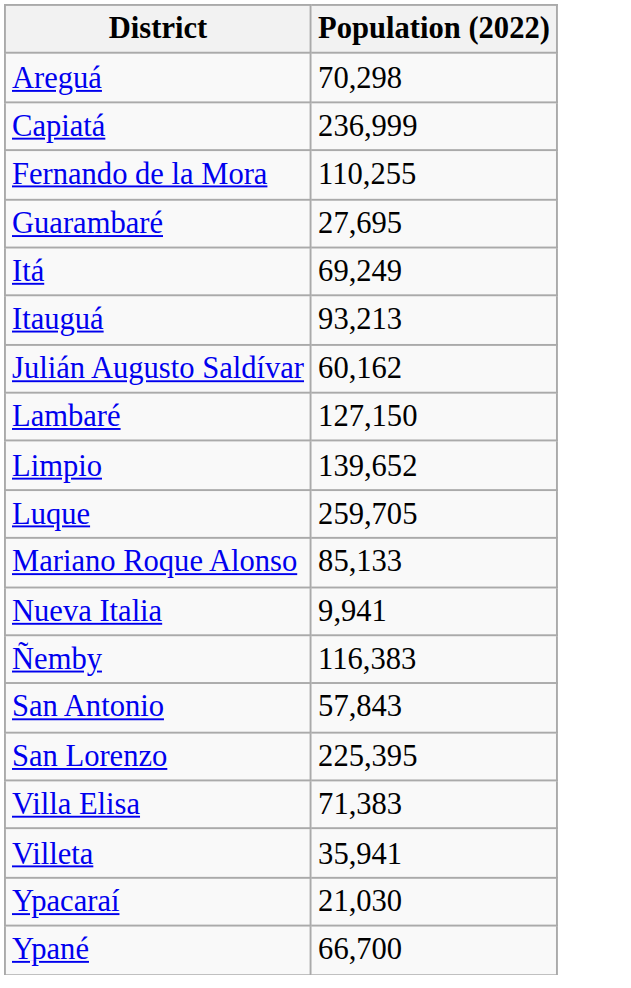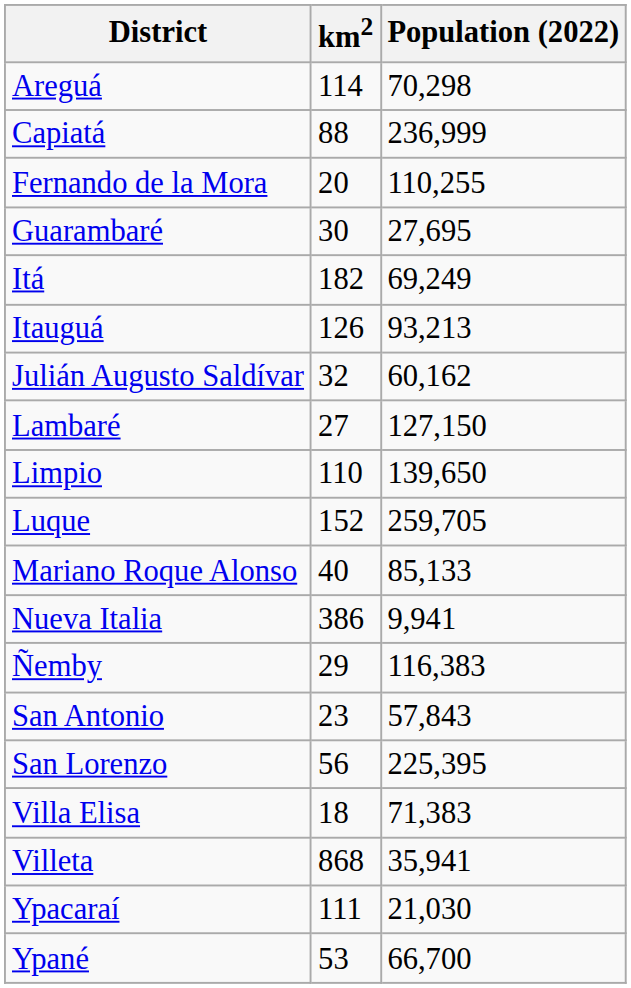+ column: (346, 32)
(368, 464) 139,652 -> (437, 473) 139,650
